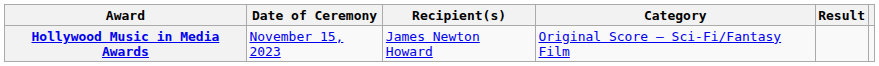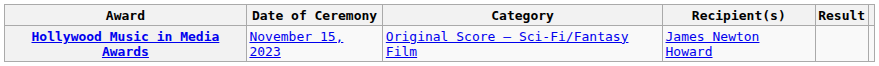columns swapped: (675, 15) <-> (459, 15)
